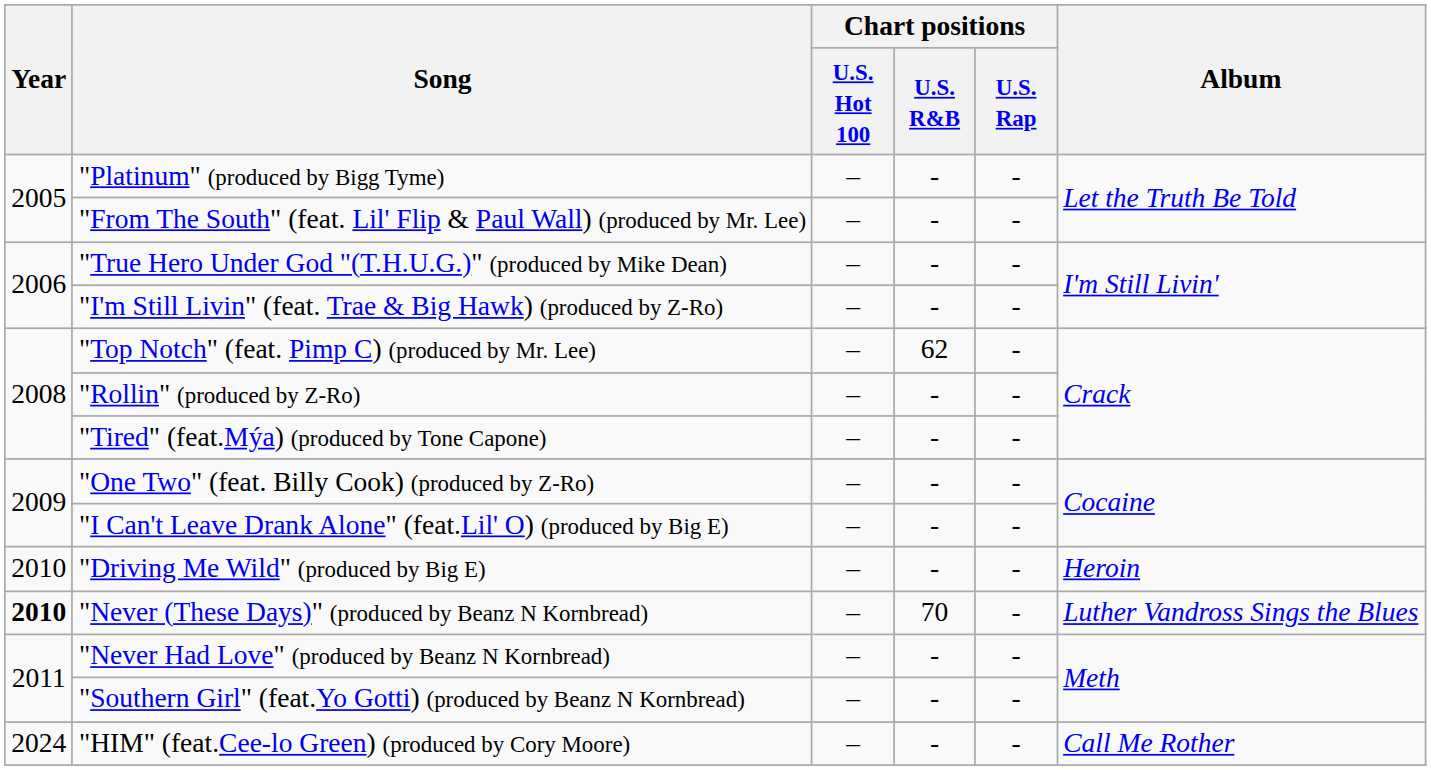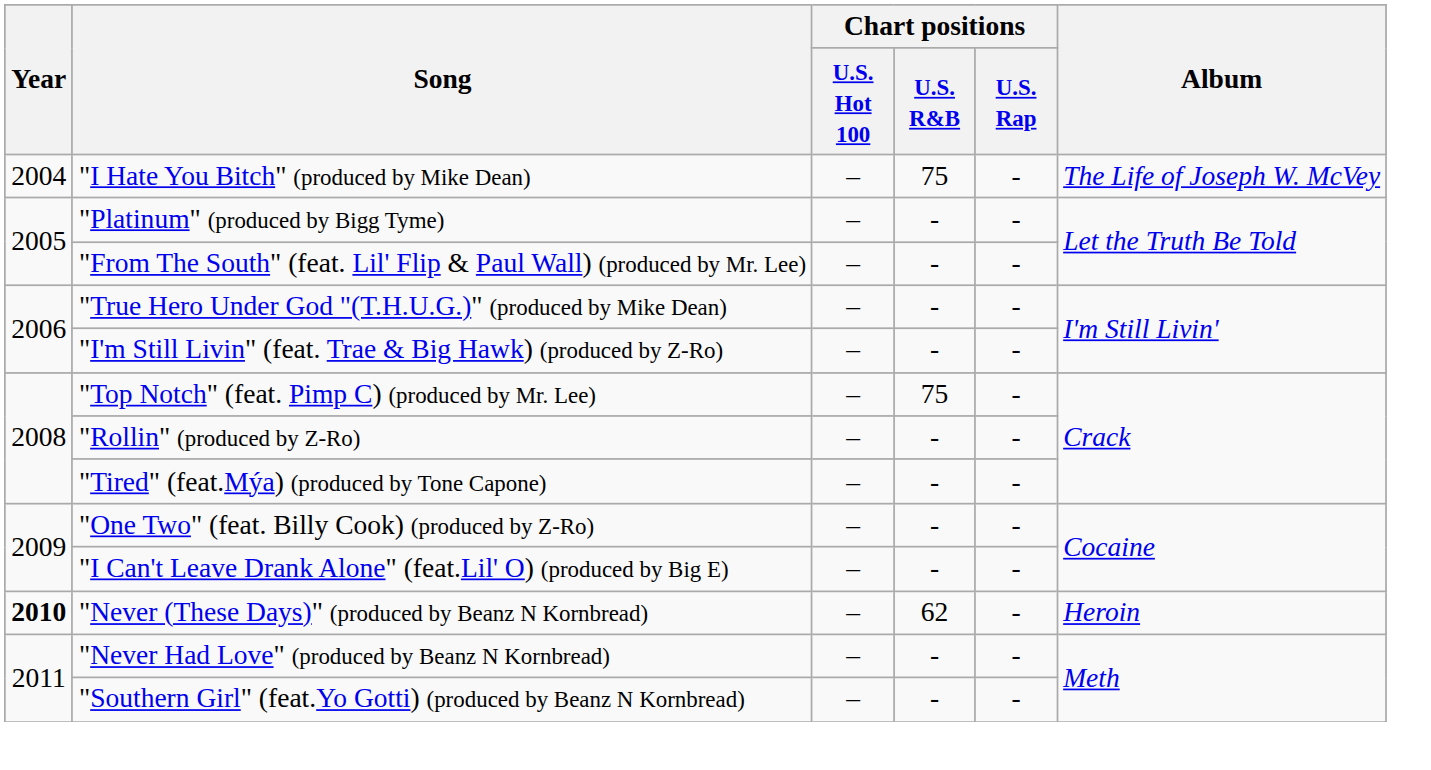+ row: (305, 175)
(935, 350) 62 -> (935, 393) 75
- row: (282, 568)
(935, 611) 70 -> (935, 611) 62
(1241, 611) Luther Vandross Sings the Blues -> (1102, 611) Heroin
- row: (355, 742)
